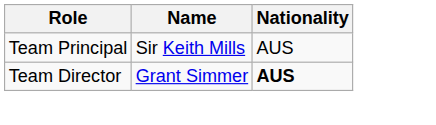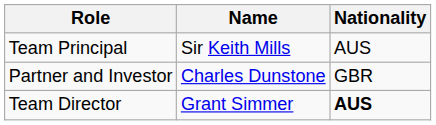+ row: (91, 76)
